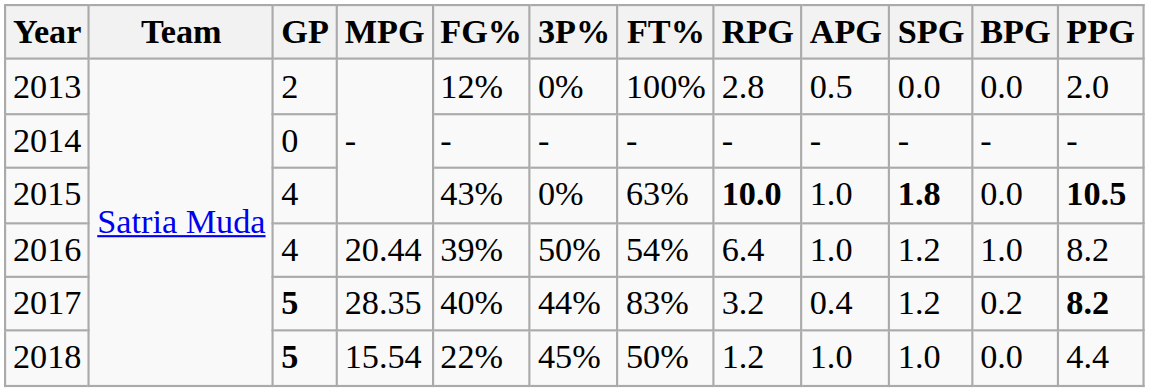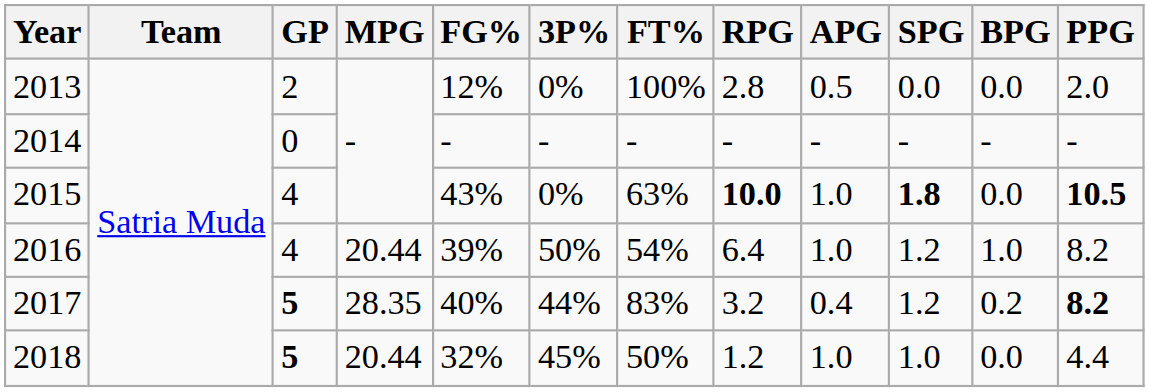(383, 357) 15.54 -> (383, 357) 20.44
(472, 357) 22% -> (472, 357) 32%
